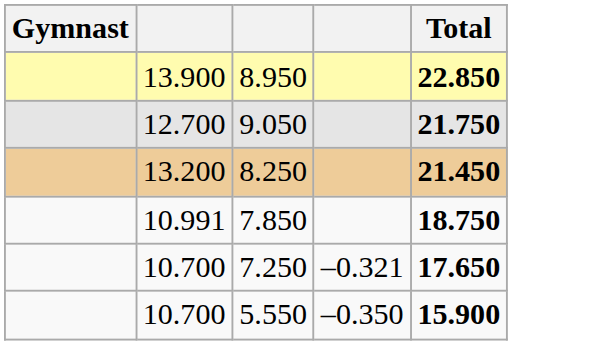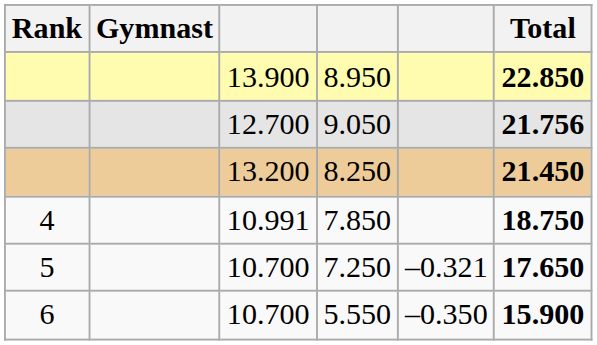+ column: (47, 28)
(459, 123) 21.750 -> (543, 123) 21.756
